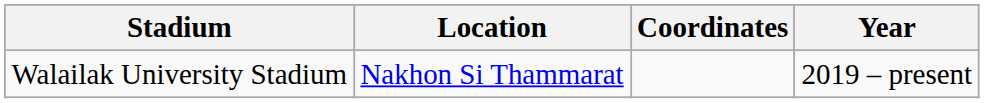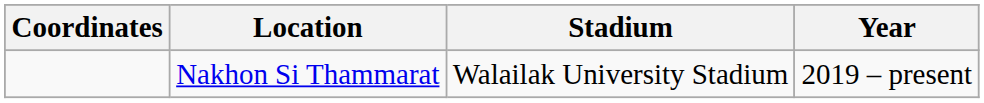columns swapped: (713, 27) <-> (179, 27)
